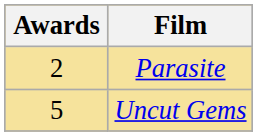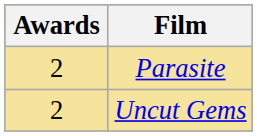(57, 109) 5 -> (57, 109) 2
